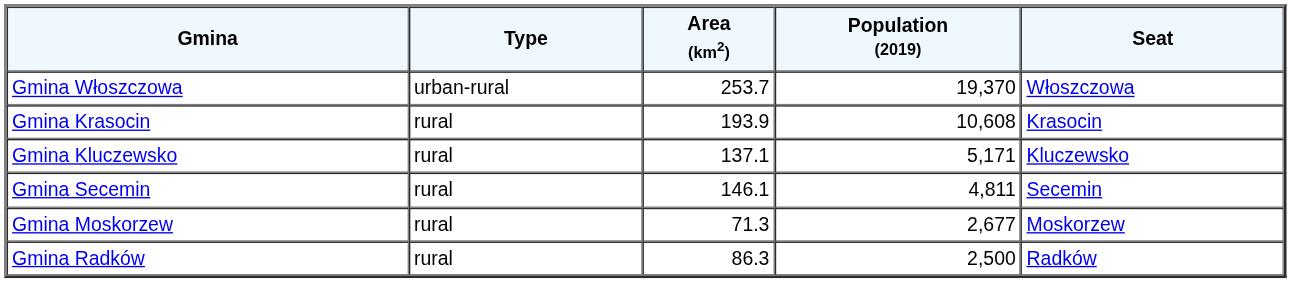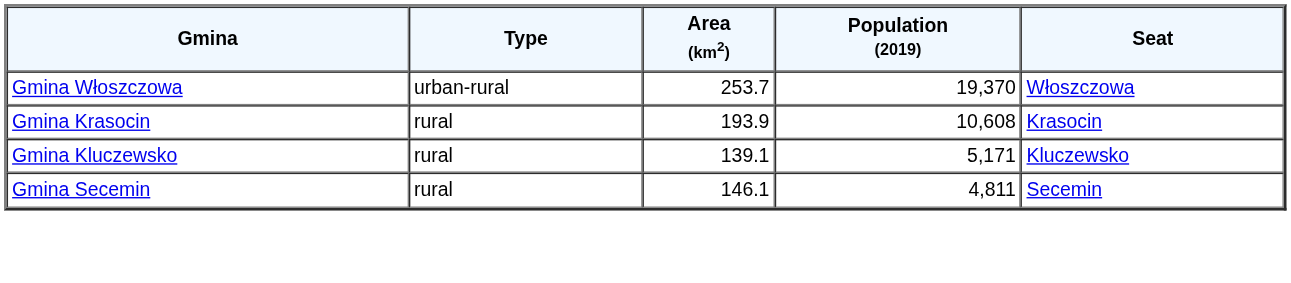(745, 155) 137.1 -> (745, 155) 139.1
- row: (93, 224)
- row: (79, 258)
